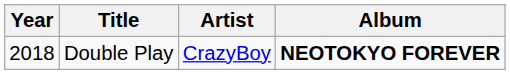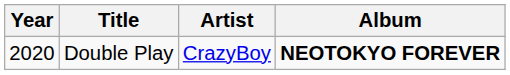(32, 52) 2018 -> (32, 52) 2020
